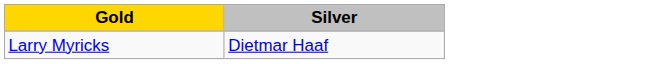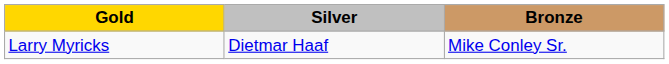+ column: (554, 17)
